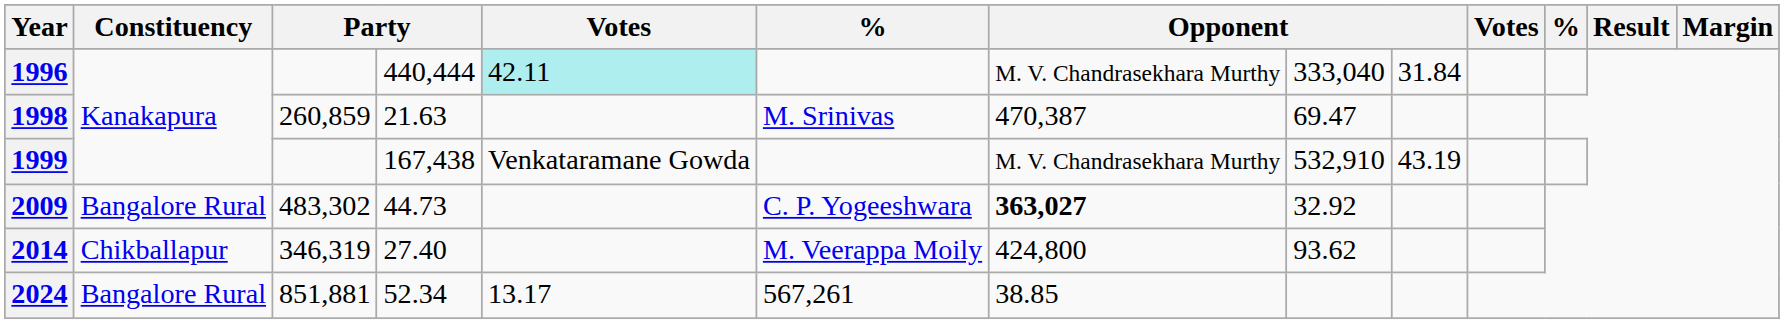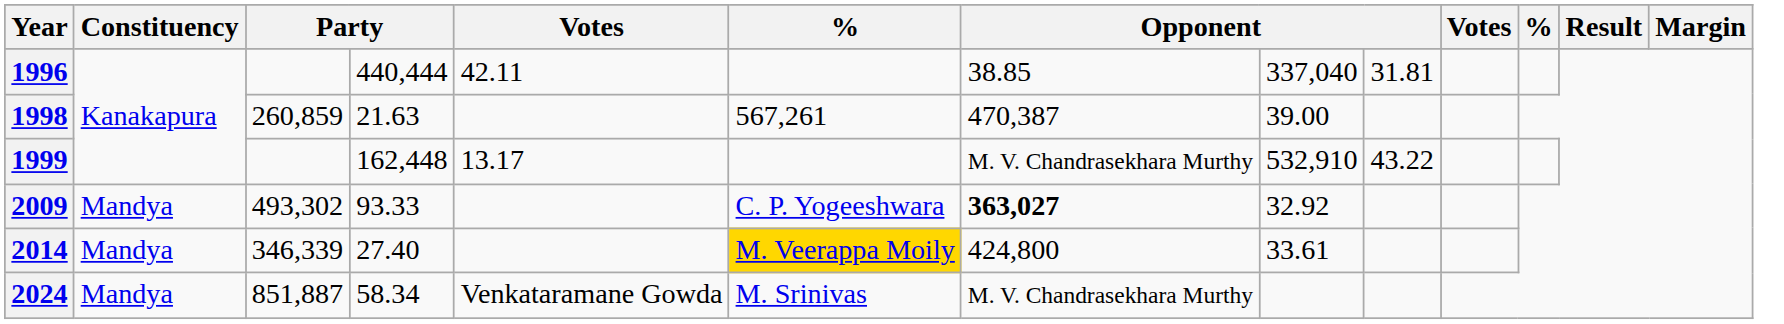(519, 71) paleturquoise background -> (492, 71) no background
(1138, 73) M. V. Chandrasekhara Murthy -> (1000, 71) 38.85
(1339, 71) 333,040 -> (1312, 71) 337,040
(1429, 71) 31.84 -> (1402, 71) 31.81
(829, 116) M. Srinivas -> (781, 116) 567,261
(1325, 116) 69.47 -> (1298, 116) 39.00
(429, 160) 167,438 -> (402, 160) 162,448
(619, 160) Venkataramane Gowda -> (492, 160) 13.17
(1429, 160) 43.19 -> (1402, 160) 43.22
(173, 205) Bangalore Rural -> (127, 205) Mandya
(325, 205) 483,302 -> (297, 205) 493,302
(415, 205) 44.73 -> (388, 205) 93.33
(154, 250) Chikballapur -> (127, 250) Mandya
(325, 250) 346,319 -> (297, 250) 346,339
(873, 250) no background -> (845, 250) gold background
(1325, 250) 93.62 -> (1298, 250) 33.61
(173, 294) Bangalore Rural -> (127, 294) Mandya
(325, 294) 851,881 -> (297, 294) 851,887
(415, 294) 52.34 -> (388, 294) 58.34
(520, 294) 13.17 -> (592, 294) Venkataramane Gowda
(809, 294) 567,261 -> (801, 294) M. Srinivas
(1027, 294) 38.85 -> (1110, 296) M. V. Chandrasekhara Murthy
